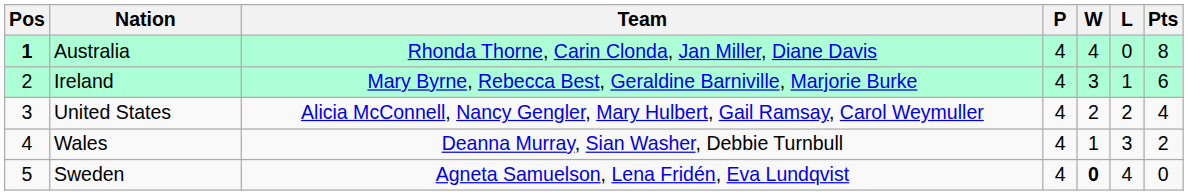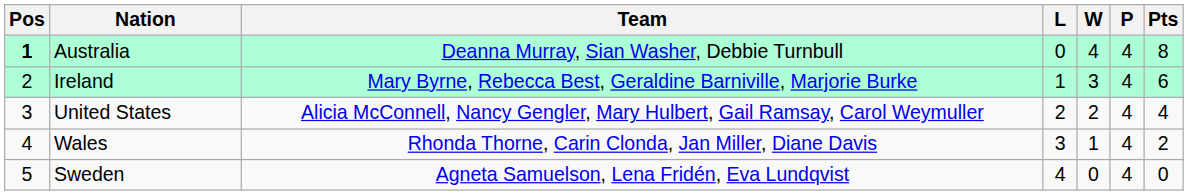columns swapped: (1060, 19) <-> (1127, 19)
(642, 50) Rhonda Thorne, Carin Clonda, Jan Miller, Diane Davis -> (642, 50) Deanna Murray, Sian Washer, Debbie Turnbull
(642, 143) Deanna Murray, Sian Washer, Debbie Turnbull -> (642, 143) Rhonda Thorne, Carin Clonda, Jan Miller, Diane Davis
(1093, 174) bold -> (1093, 174) normal
